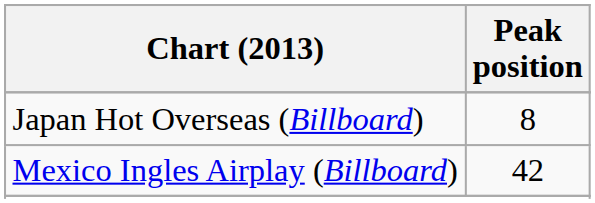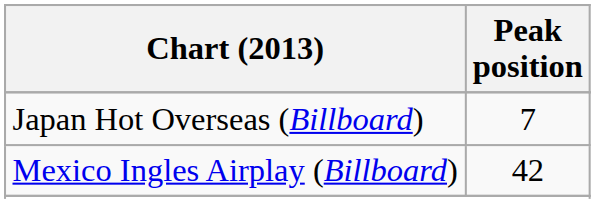(528, 118) 8 -> (528, 118) 7
